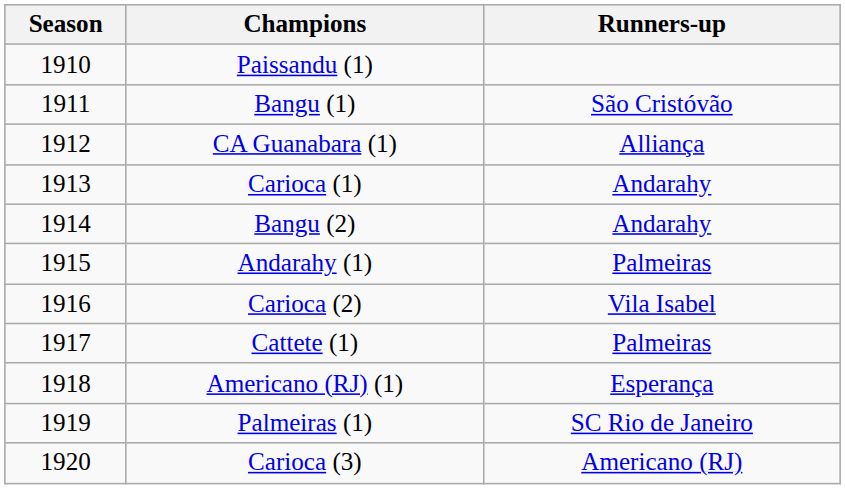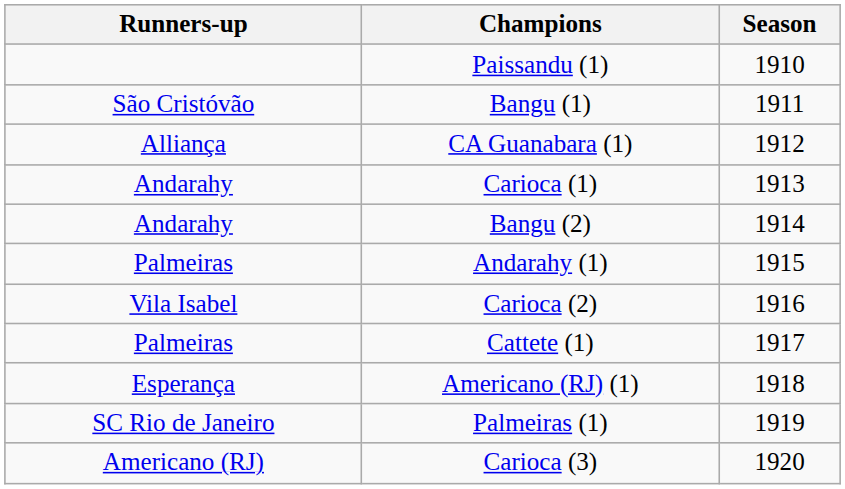columns swapped: (66, 24) <-> (662, 24)
